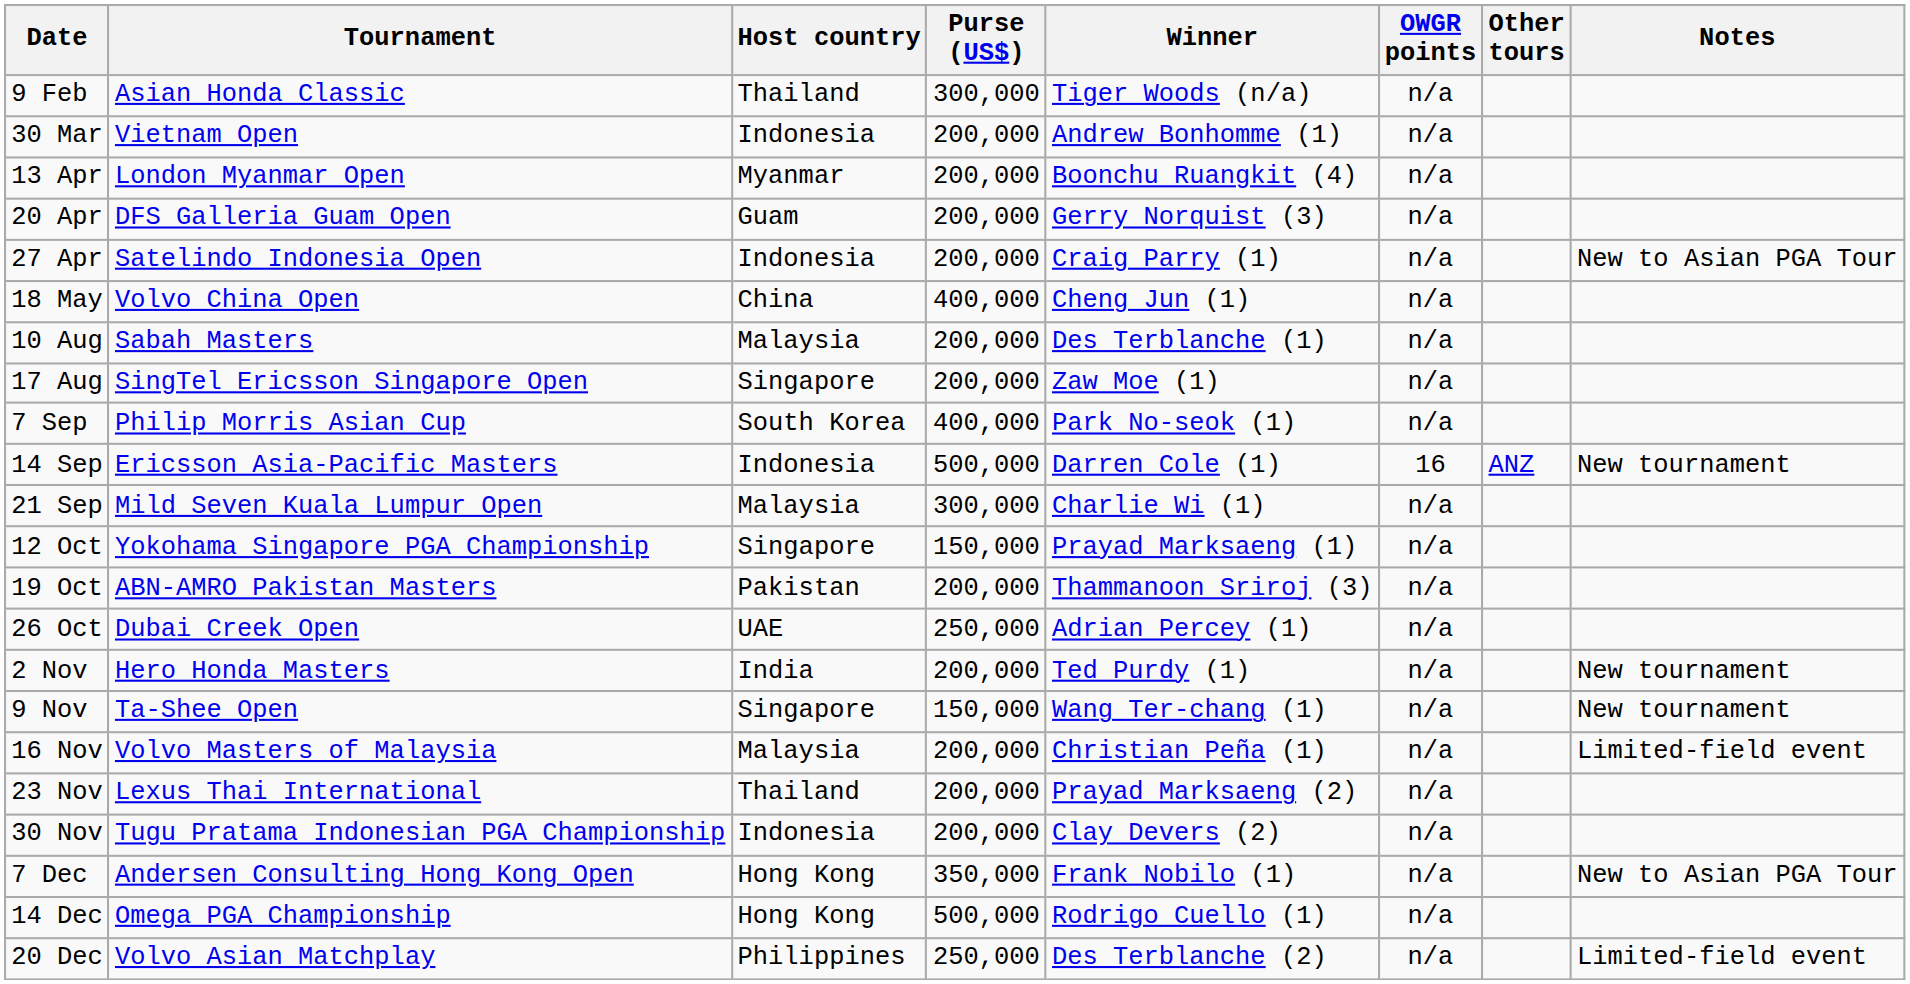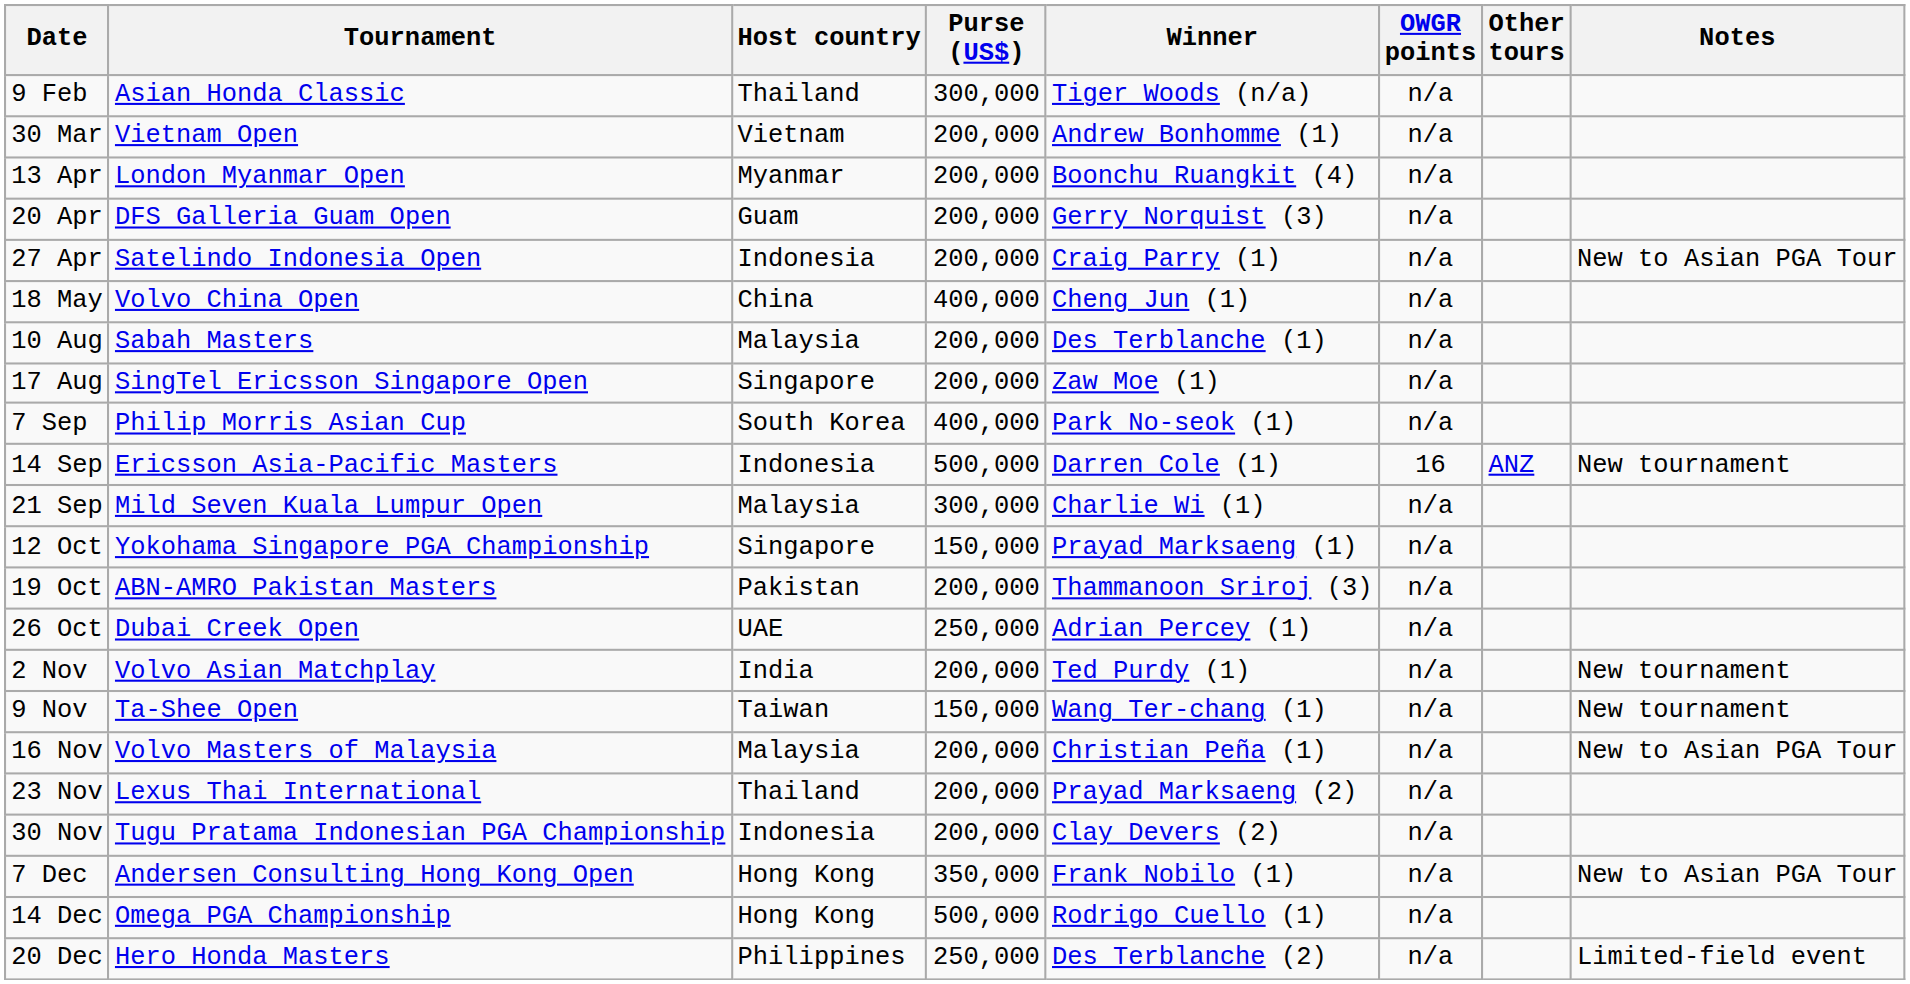(806, 137) Indonesia -> (791, 137) Vietnam
(252, 671) Hero Honda Masters -> (275, 671) Volvo Asian Matchplay
(806, 712) Singapore -> (783, 712) Taiwan
(1722, 753) Limited-field event -> (1737, 753) New to Asian PGA Tour
(275, 958) Volvo Asian Matchplay -> (252, 958) Hero Honda Masters
